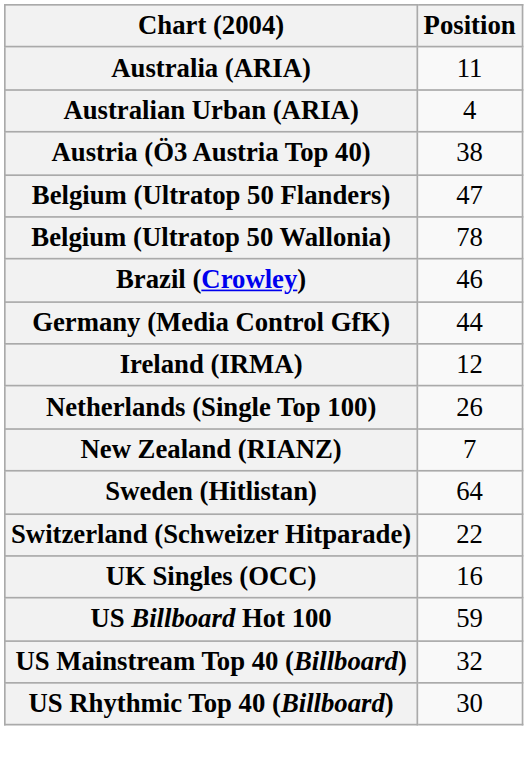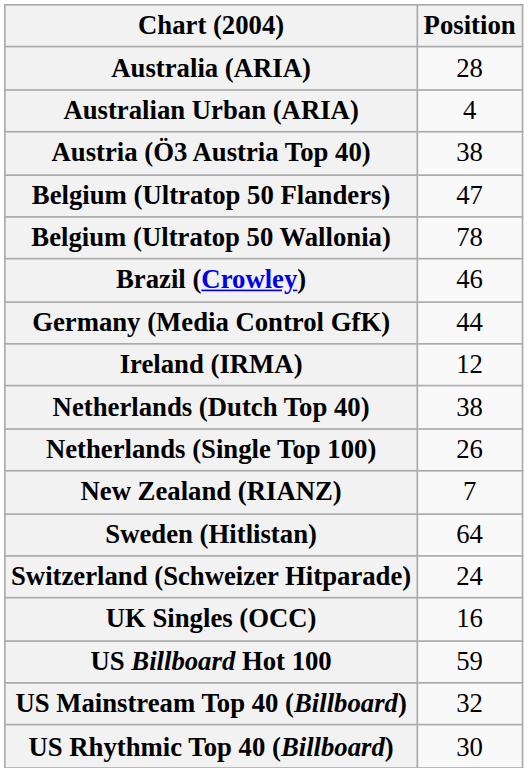(470, 68) 11 -> (470, 68) 28
+ row: (211, 407)
(470, 534) 22 -> (470, 576) 24
